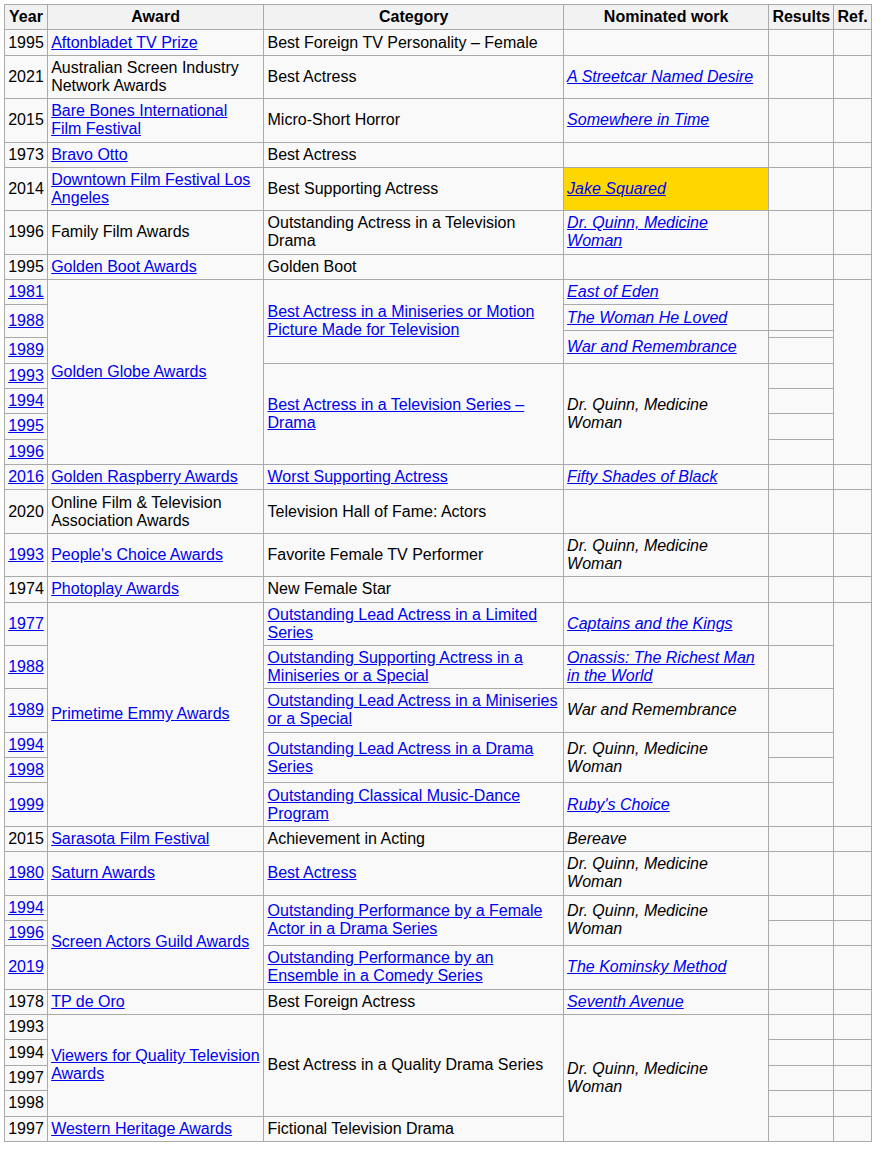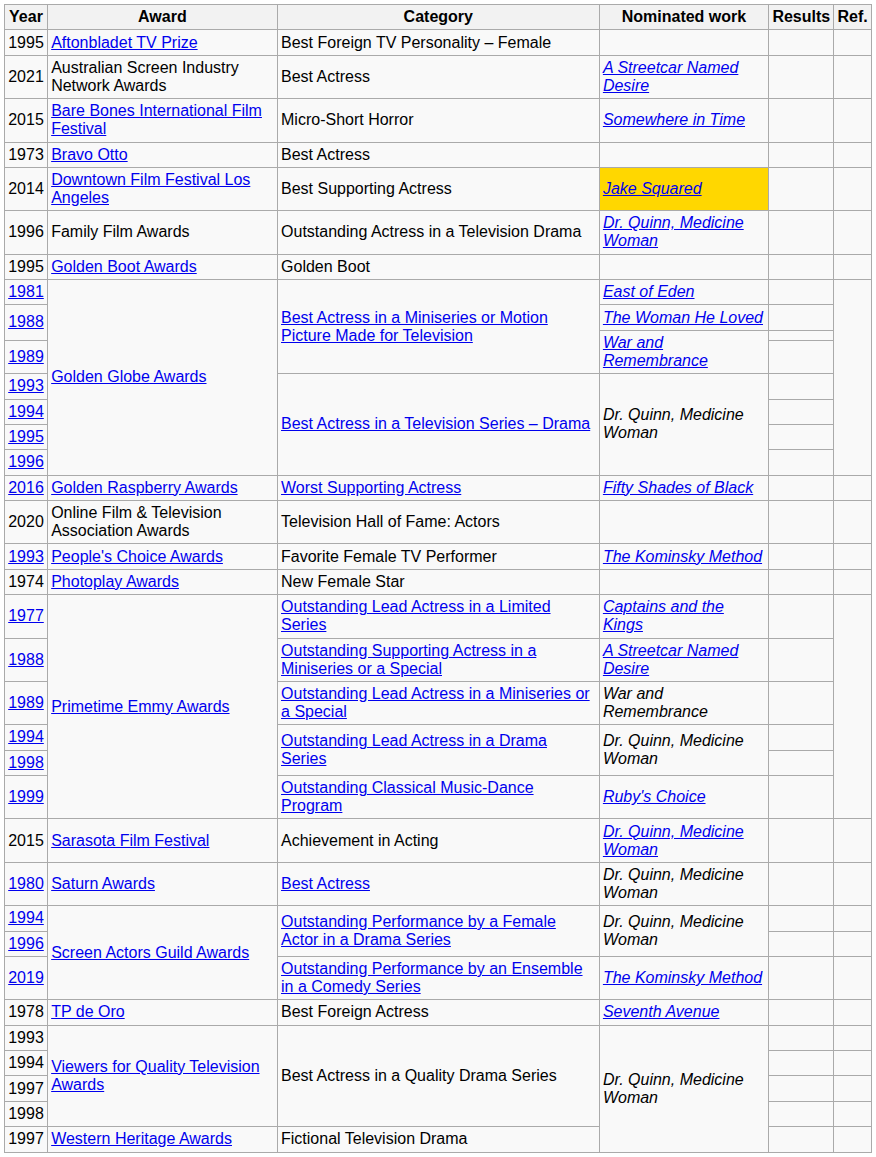(638, 554) Dr. Quinn, Medicine Woman -> (682, 556) The Kominsky Method
(661, 667) Onassis: The Richest Man in the World -> (671, 659) A Streetcar Named Desire
(597, 838) Bereave -> (673, 840) Dr. Quinn, Medicine Woman
